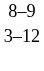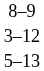+ row: (22, 61)
